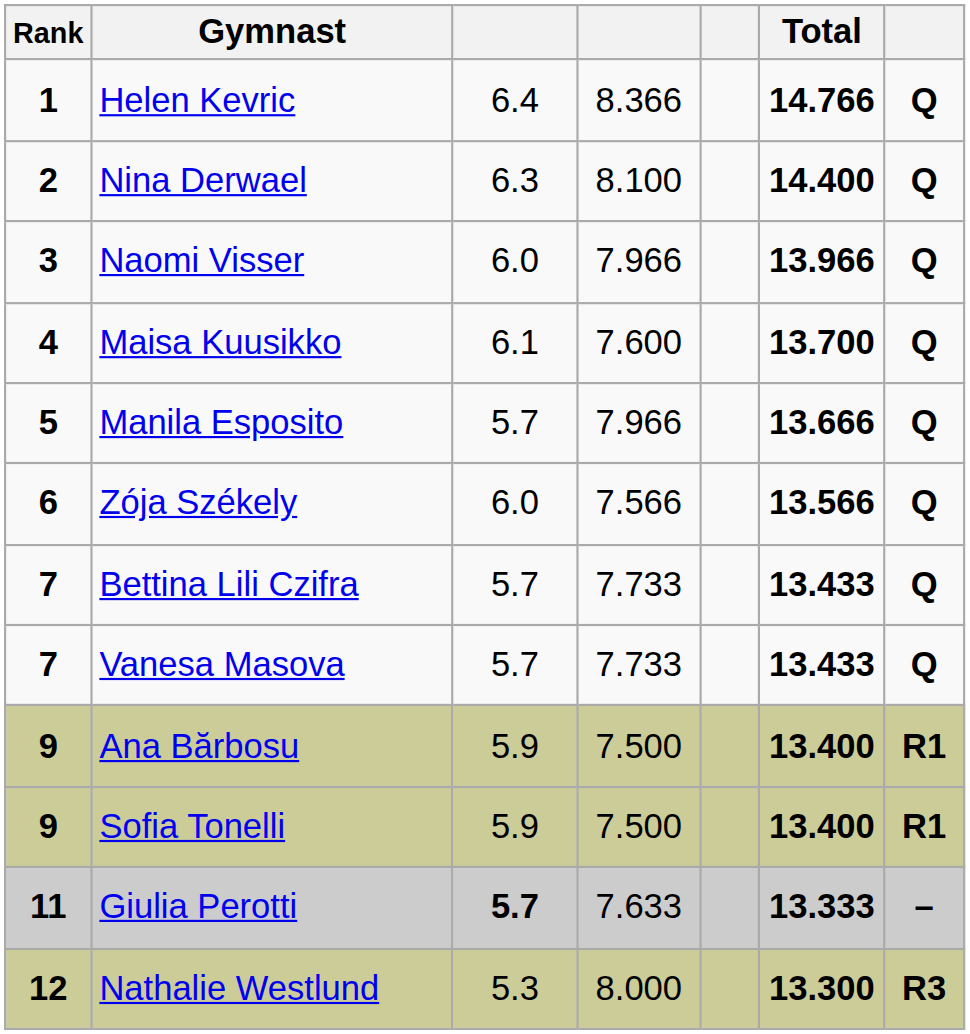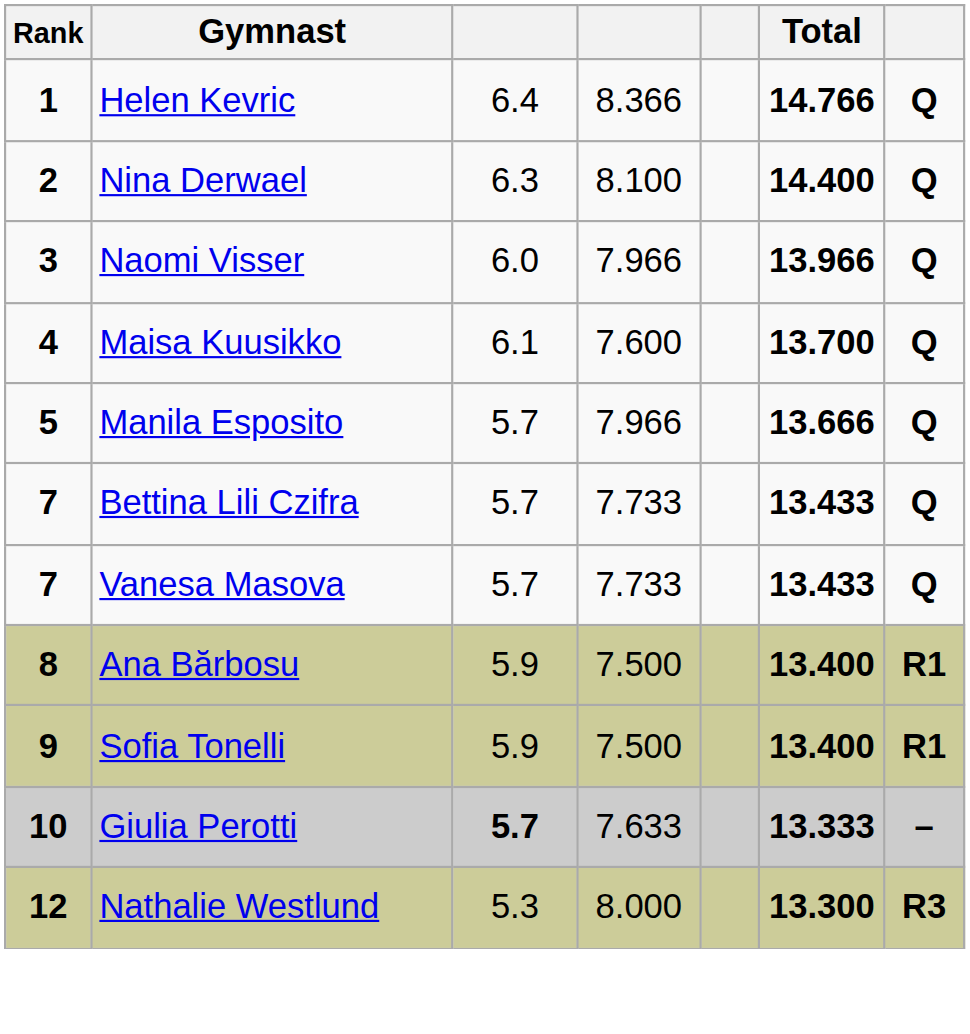- row: (198, 503)
(48, 745) 9 -> (48, 664) 8
(48, 906) 11 -> (48, 826) 10
